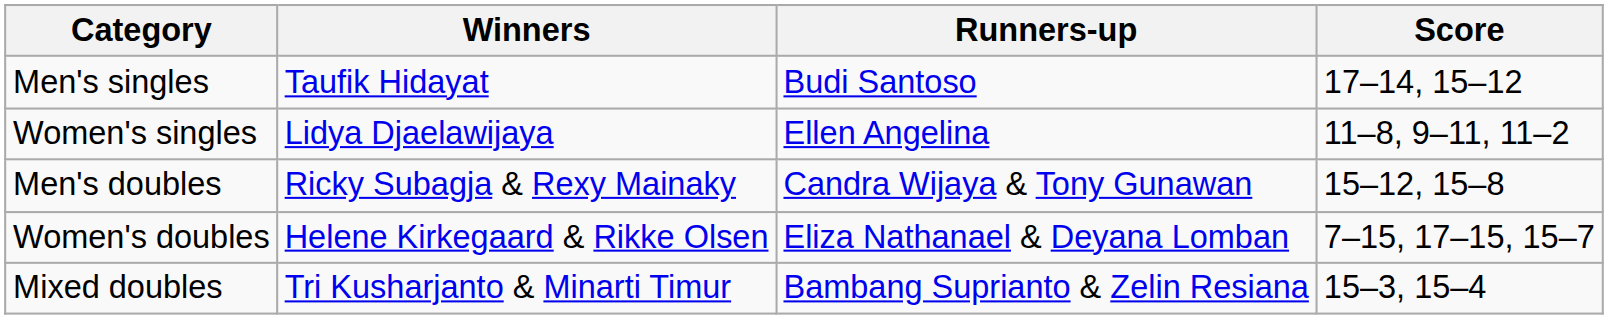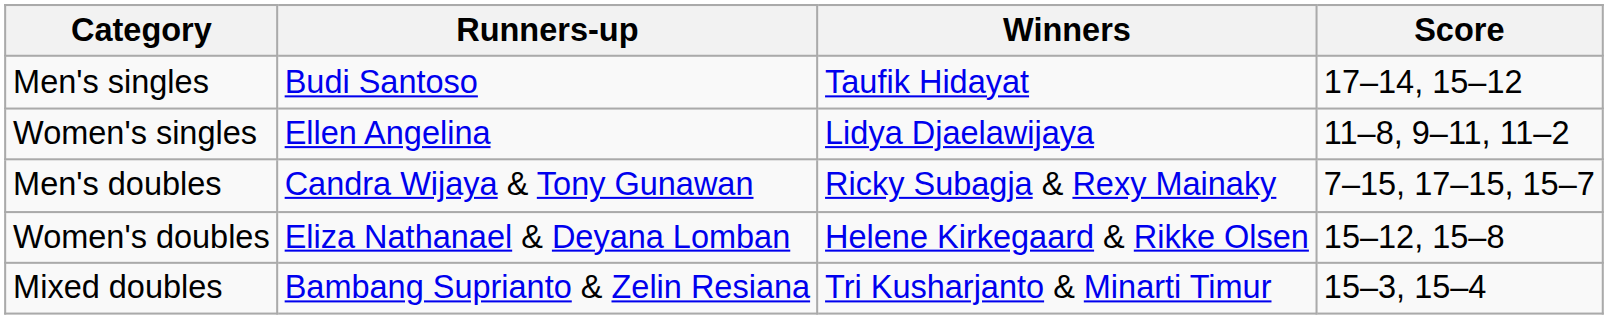columns swapped: (527, 30) <-> (1046, 30)
(1414, 184) 15–12, 15–8 -> (1459, 184) 7–15, 17–15, 15–7
(1459, 236) 7–15, 17–15, 15–7 -> (1414, 236) 15–12, 15–8
